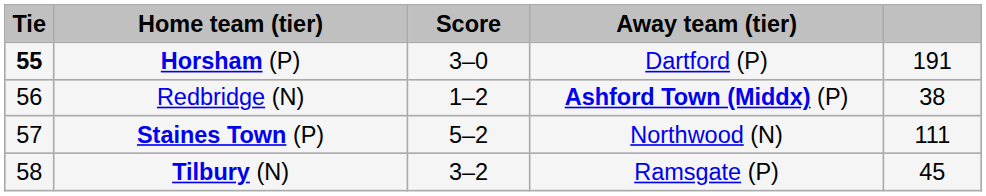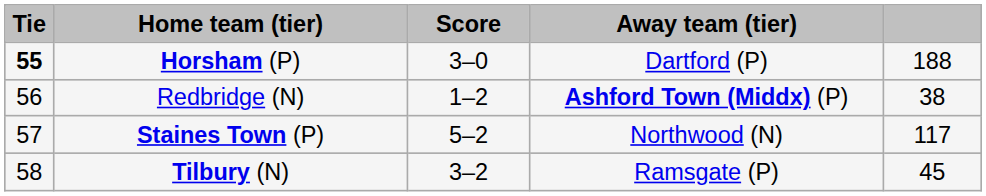(932, 61) 191 -> (932, 61) 188
(932, 135) 111 -> (932, 135) 117
